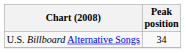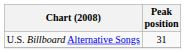(162, 39) 34 -> (162, 39) 31
